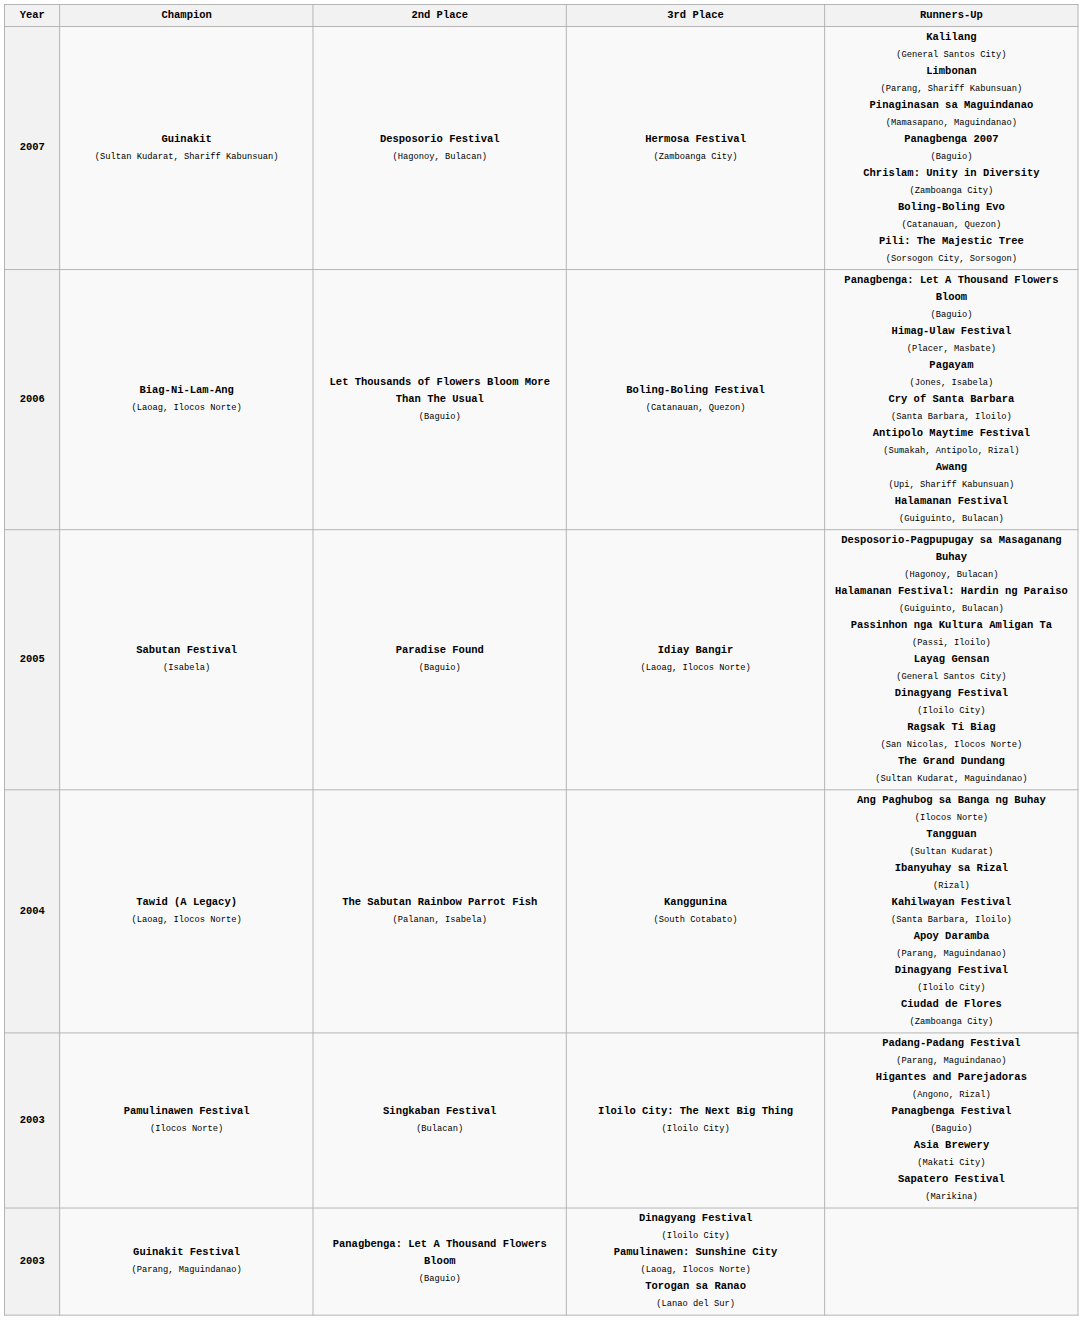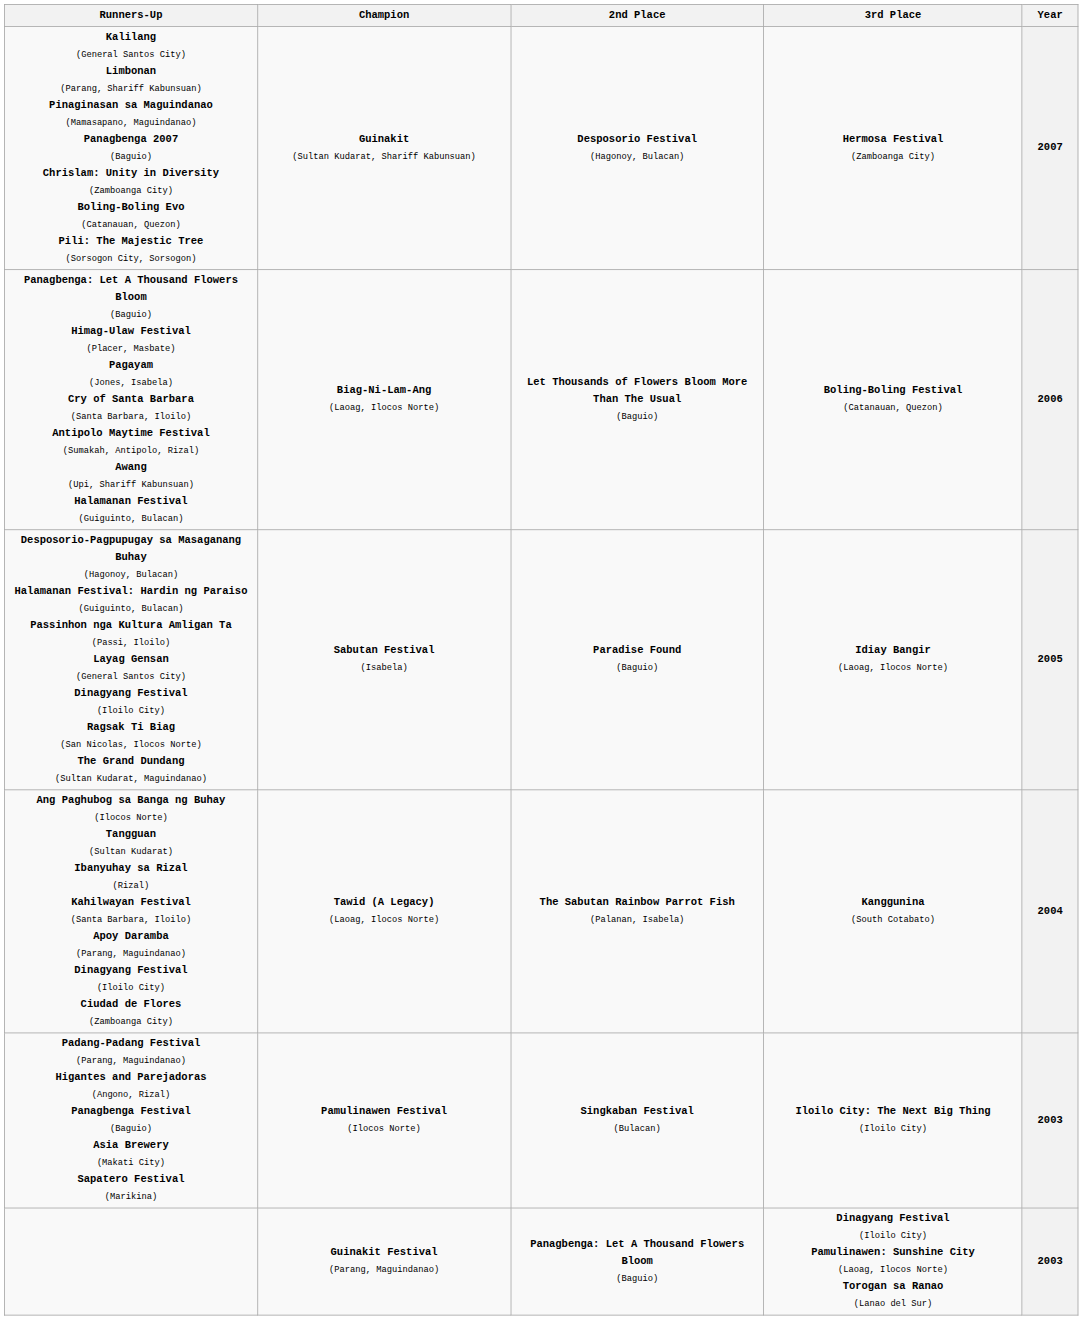columns swapped: (32, 16) <-> (951, 16)
